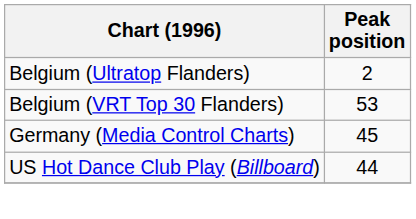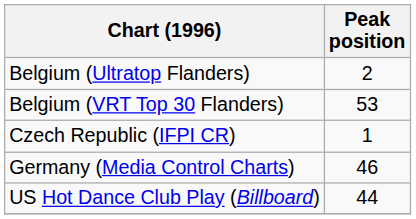+ row: (122, 135)
(367, 135) 45 -> (367, 167) 46
